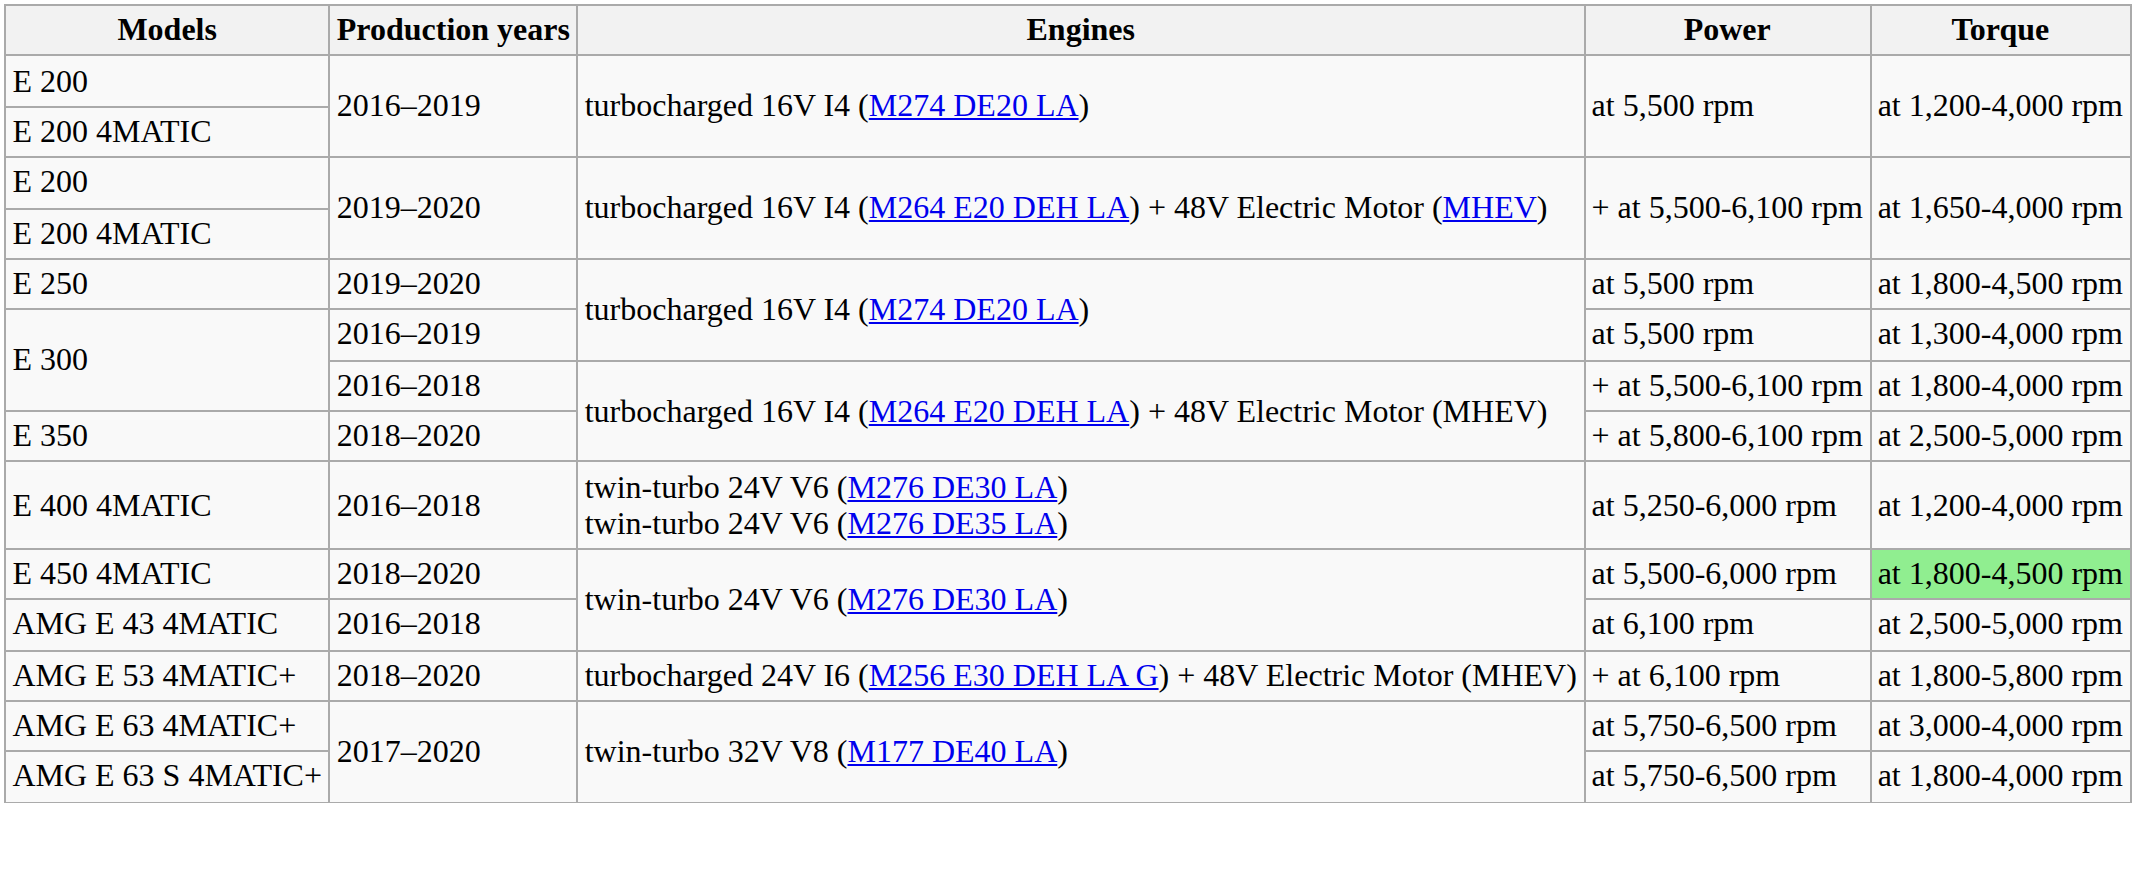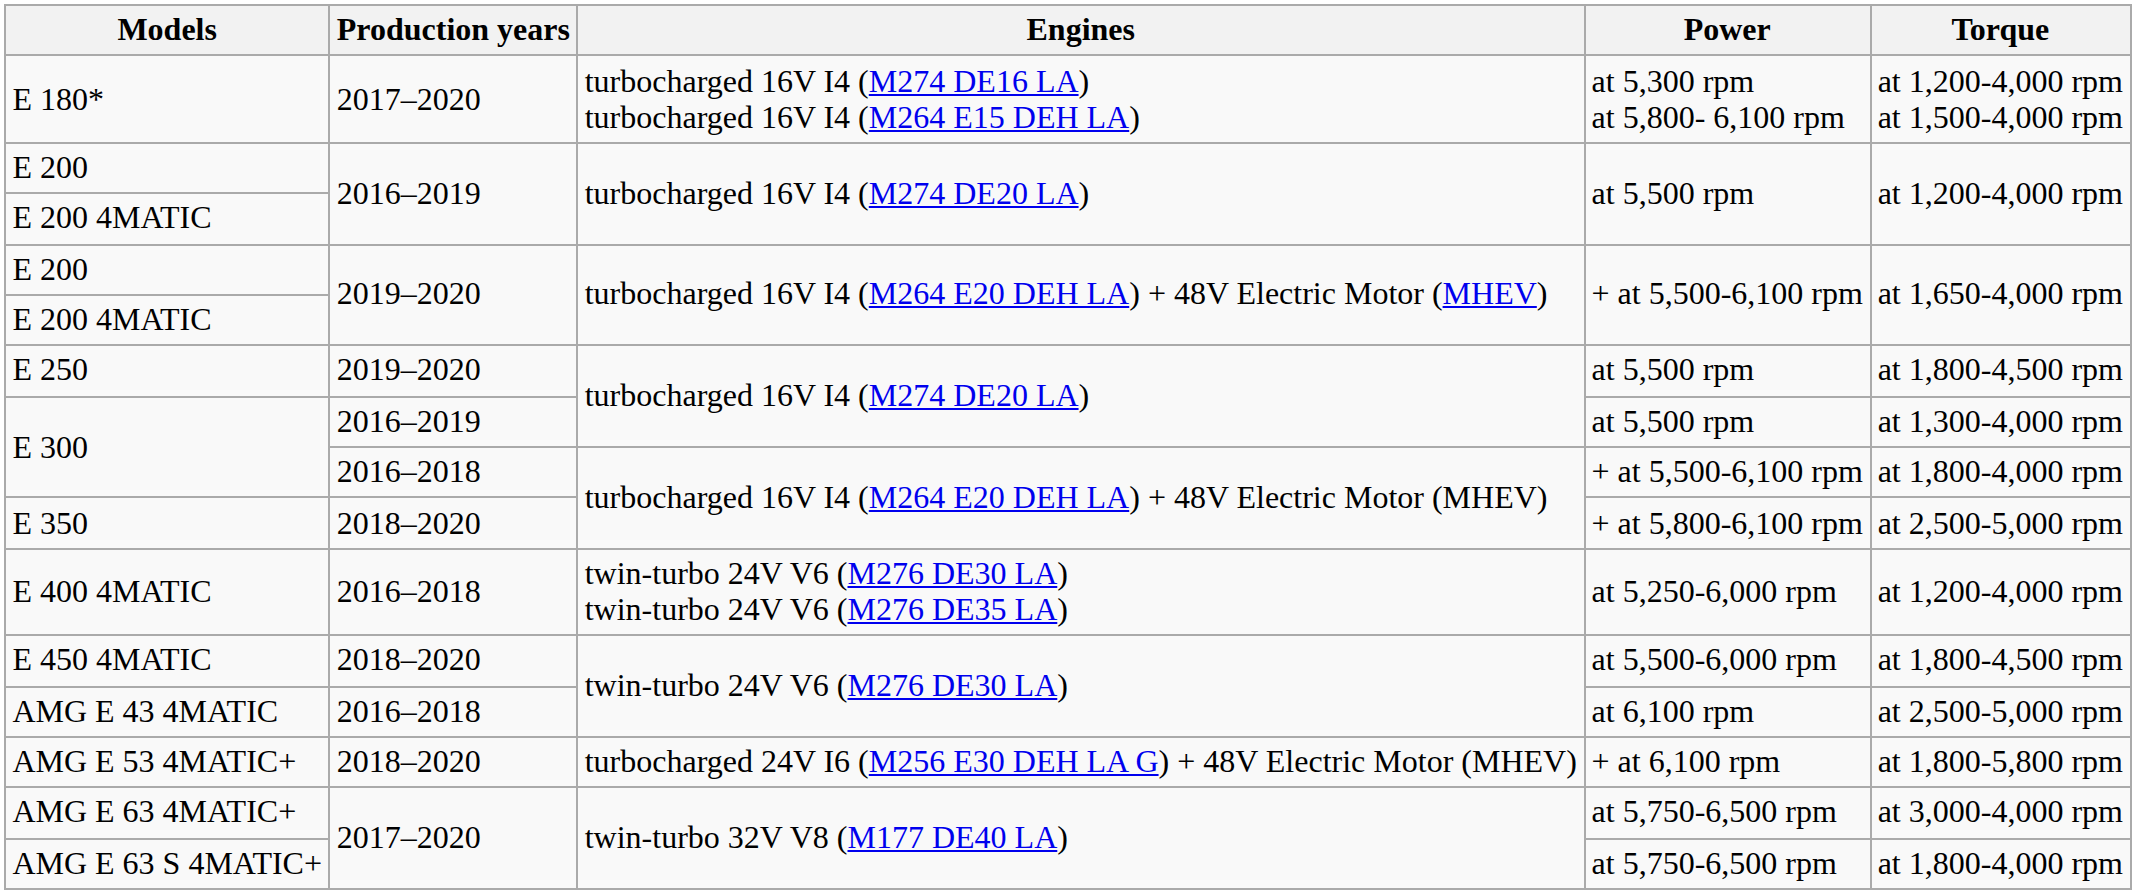+ row: (58, 98)
(2000, 573) lightgreen background -> (2000, 660) no background
